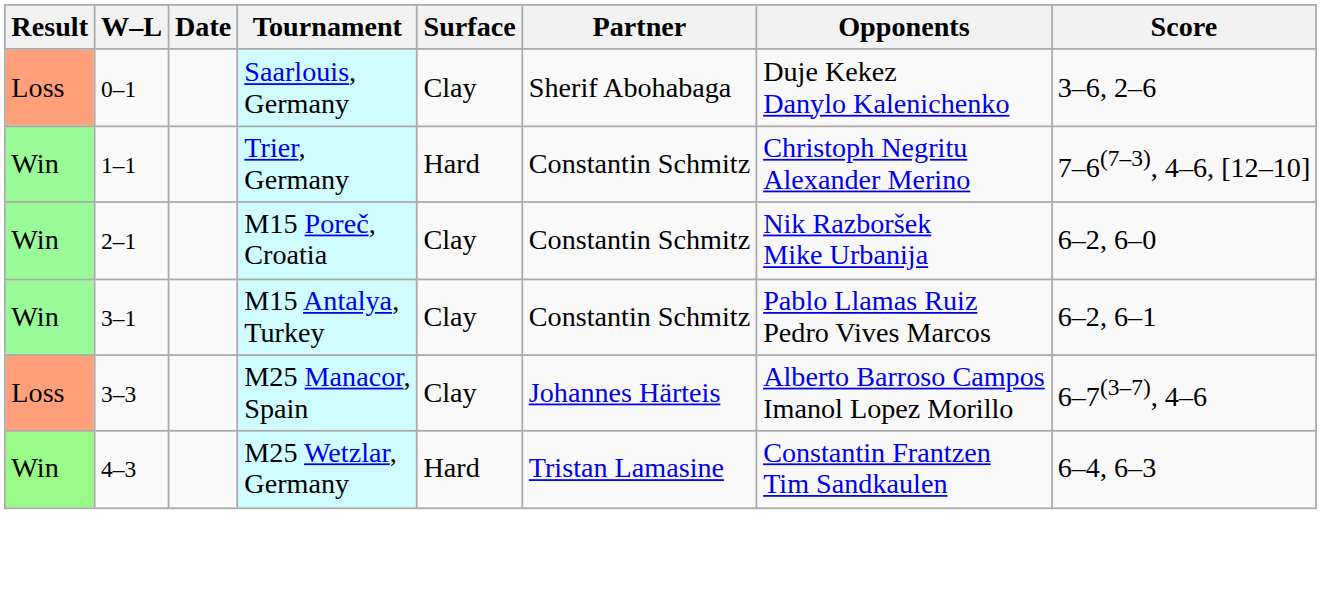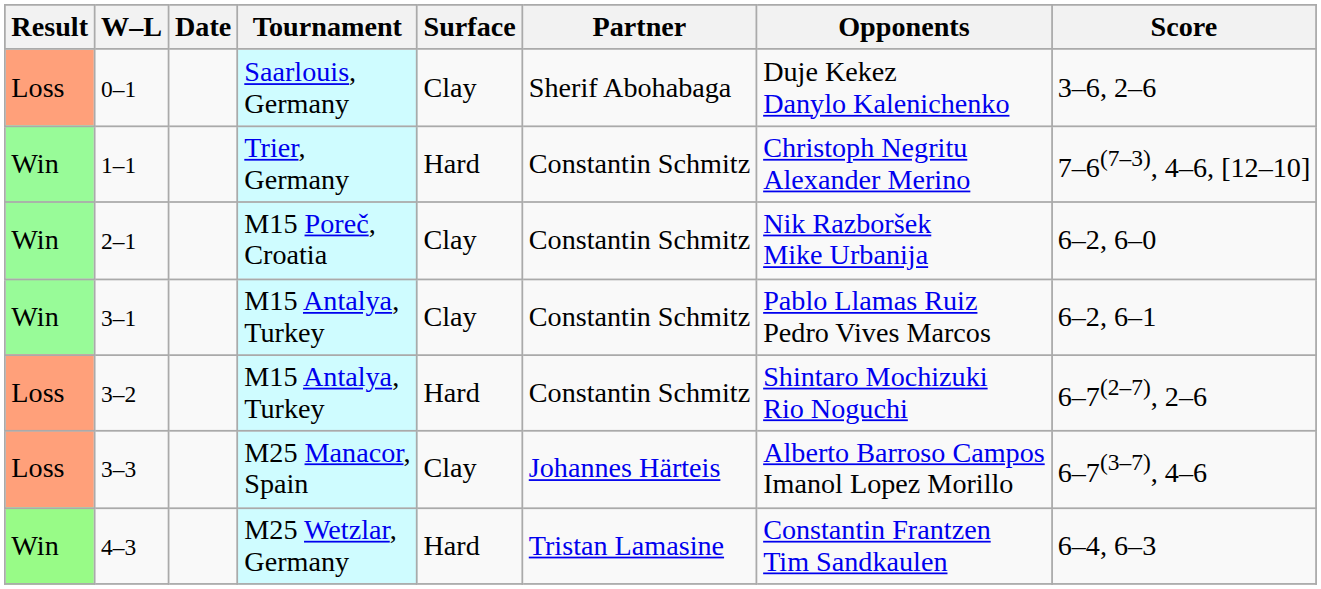+ row: (119, 394)
